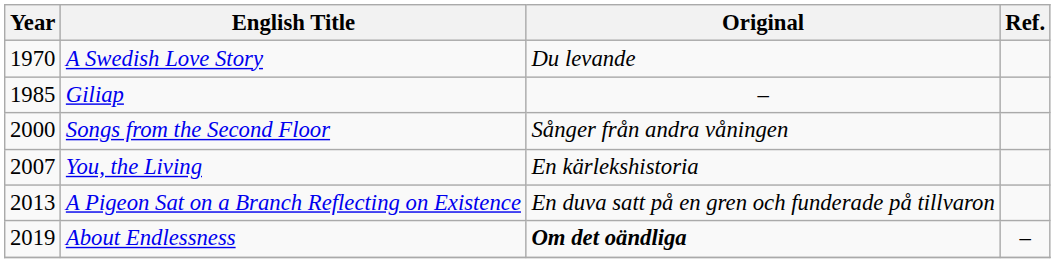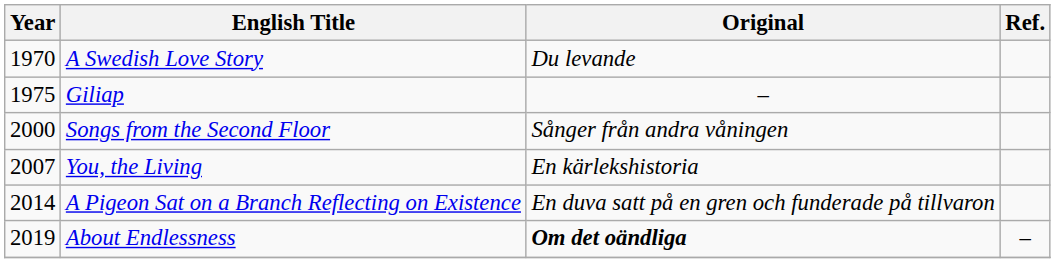(33, 94) 1985 -> (33, 94) 1975
(33, 202) 2013 -> (33, 202) 2014
